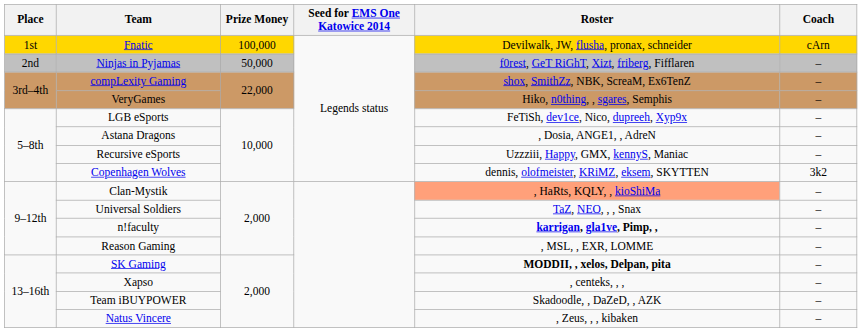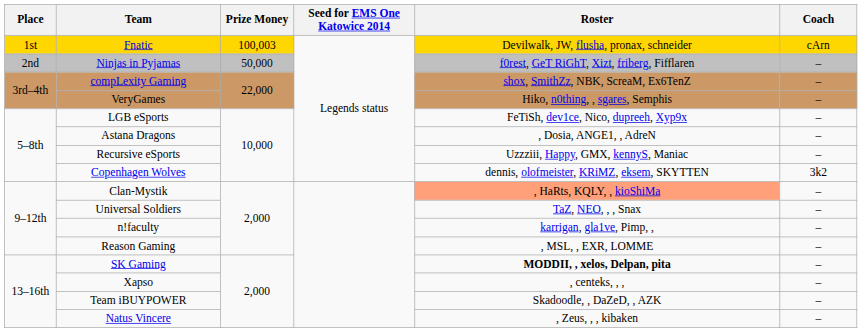(257, 44) 100,000 -> (257, 44) 100,003
(597, 227) bold -> (597, 227) normal
